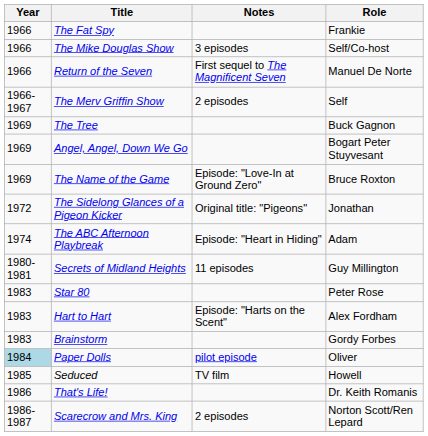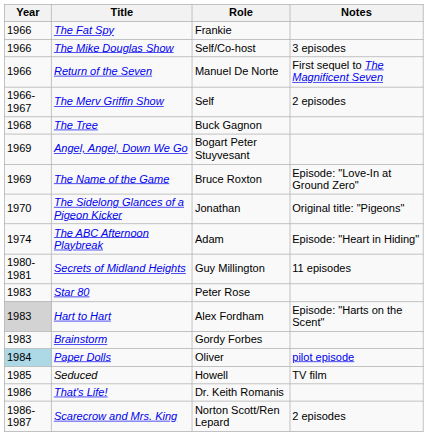columns swapped: (374, 13) <-> (259, 13)
(19, 125) 1969 -> (19, 125) 1968
(19, 209) 1972 -> (19, 209) 1970
(19, 316) no background -> (19, 316) lightgrey background
